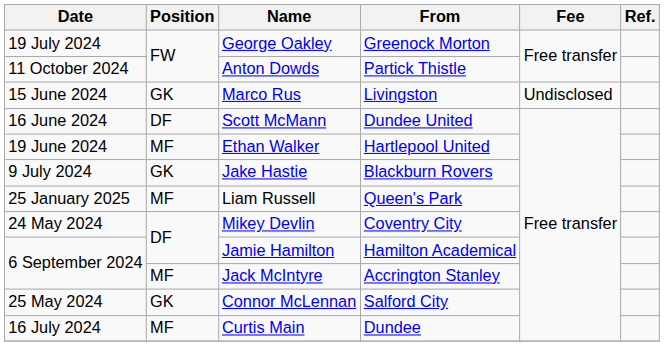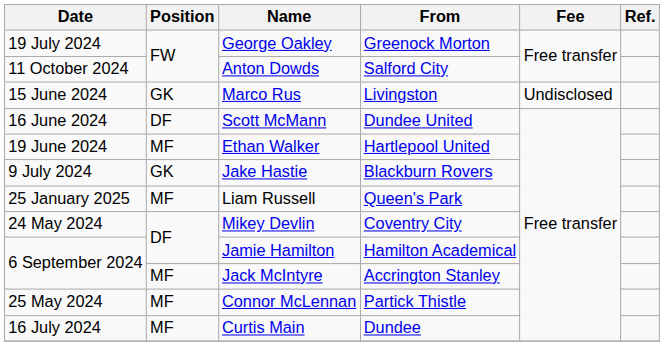(415, 69) Partick Thistle -> (406, 69) Salford City
(162, 302) GK -> (162, 302) MF
(406, 302) Salford City -> (415, 302) Partick Thistle
